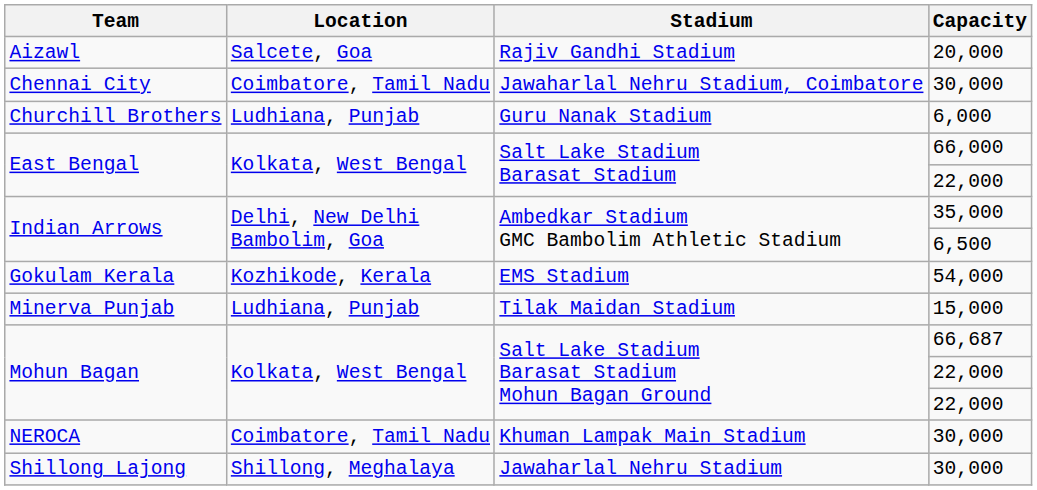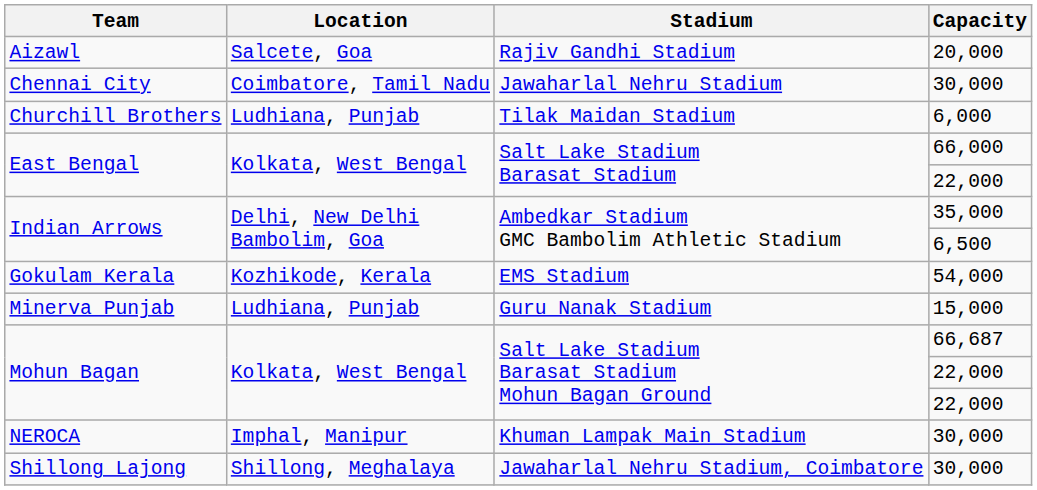(711, 85) Jawaharlal Nehru Stadium, Coimbatore -> (641, 85) Jawaharlal Nehru Stadium
(605, 117) Guru Nanak Stadium -> (617, 117) Tilak Maidan Stadium
(617, 309) Tilak Maidan Stadium -> (605, 309) Guru Nanak Stadium
(360, 437) Coimbatore, Tamil Nadu -> (319, 437) Imphal, Manipur
(641, 469) Jawaharlal Nehru Stadium -> (711, 469) Jawaharlal Nehru Stadium, Coimbatore
